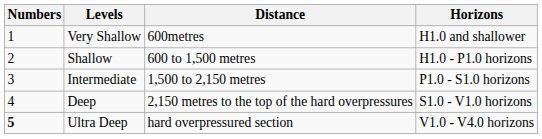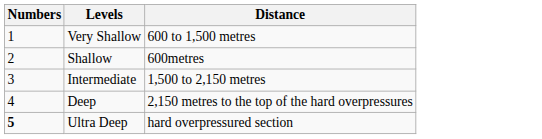- column: (477, 15)
(176, 36) 600metres -> (201, 36) 600 to 1,500 metres
(201, 58) 600 to 1,500 metres -> (176, 58) 600metres
